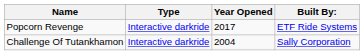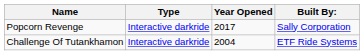(317, 27) ETF Ride Systems -> (314, 27) Sally Corporation
(314, 42) Sally Corporation -> (317, 42) ETF Ride Systems
